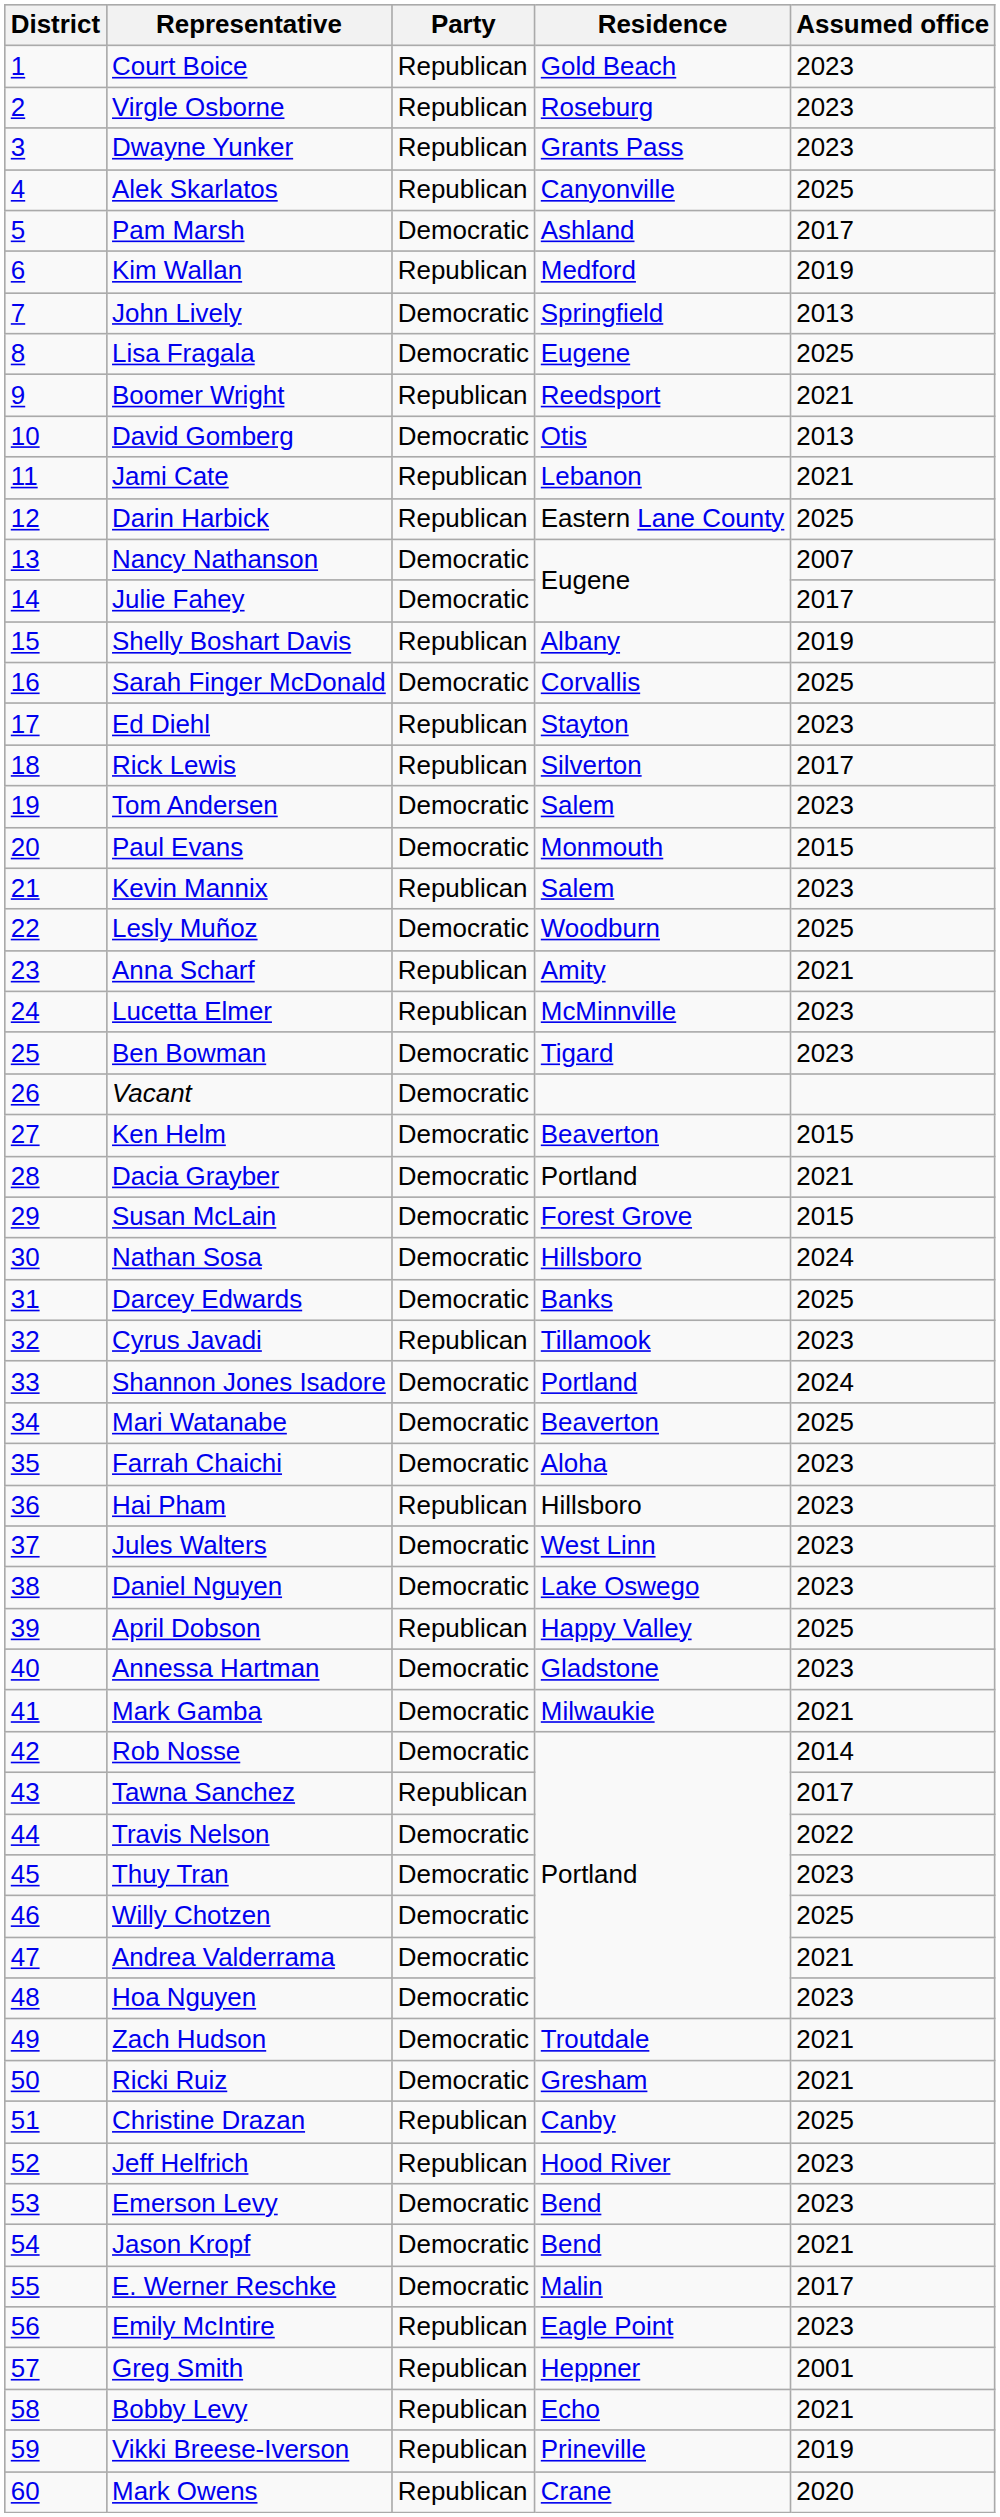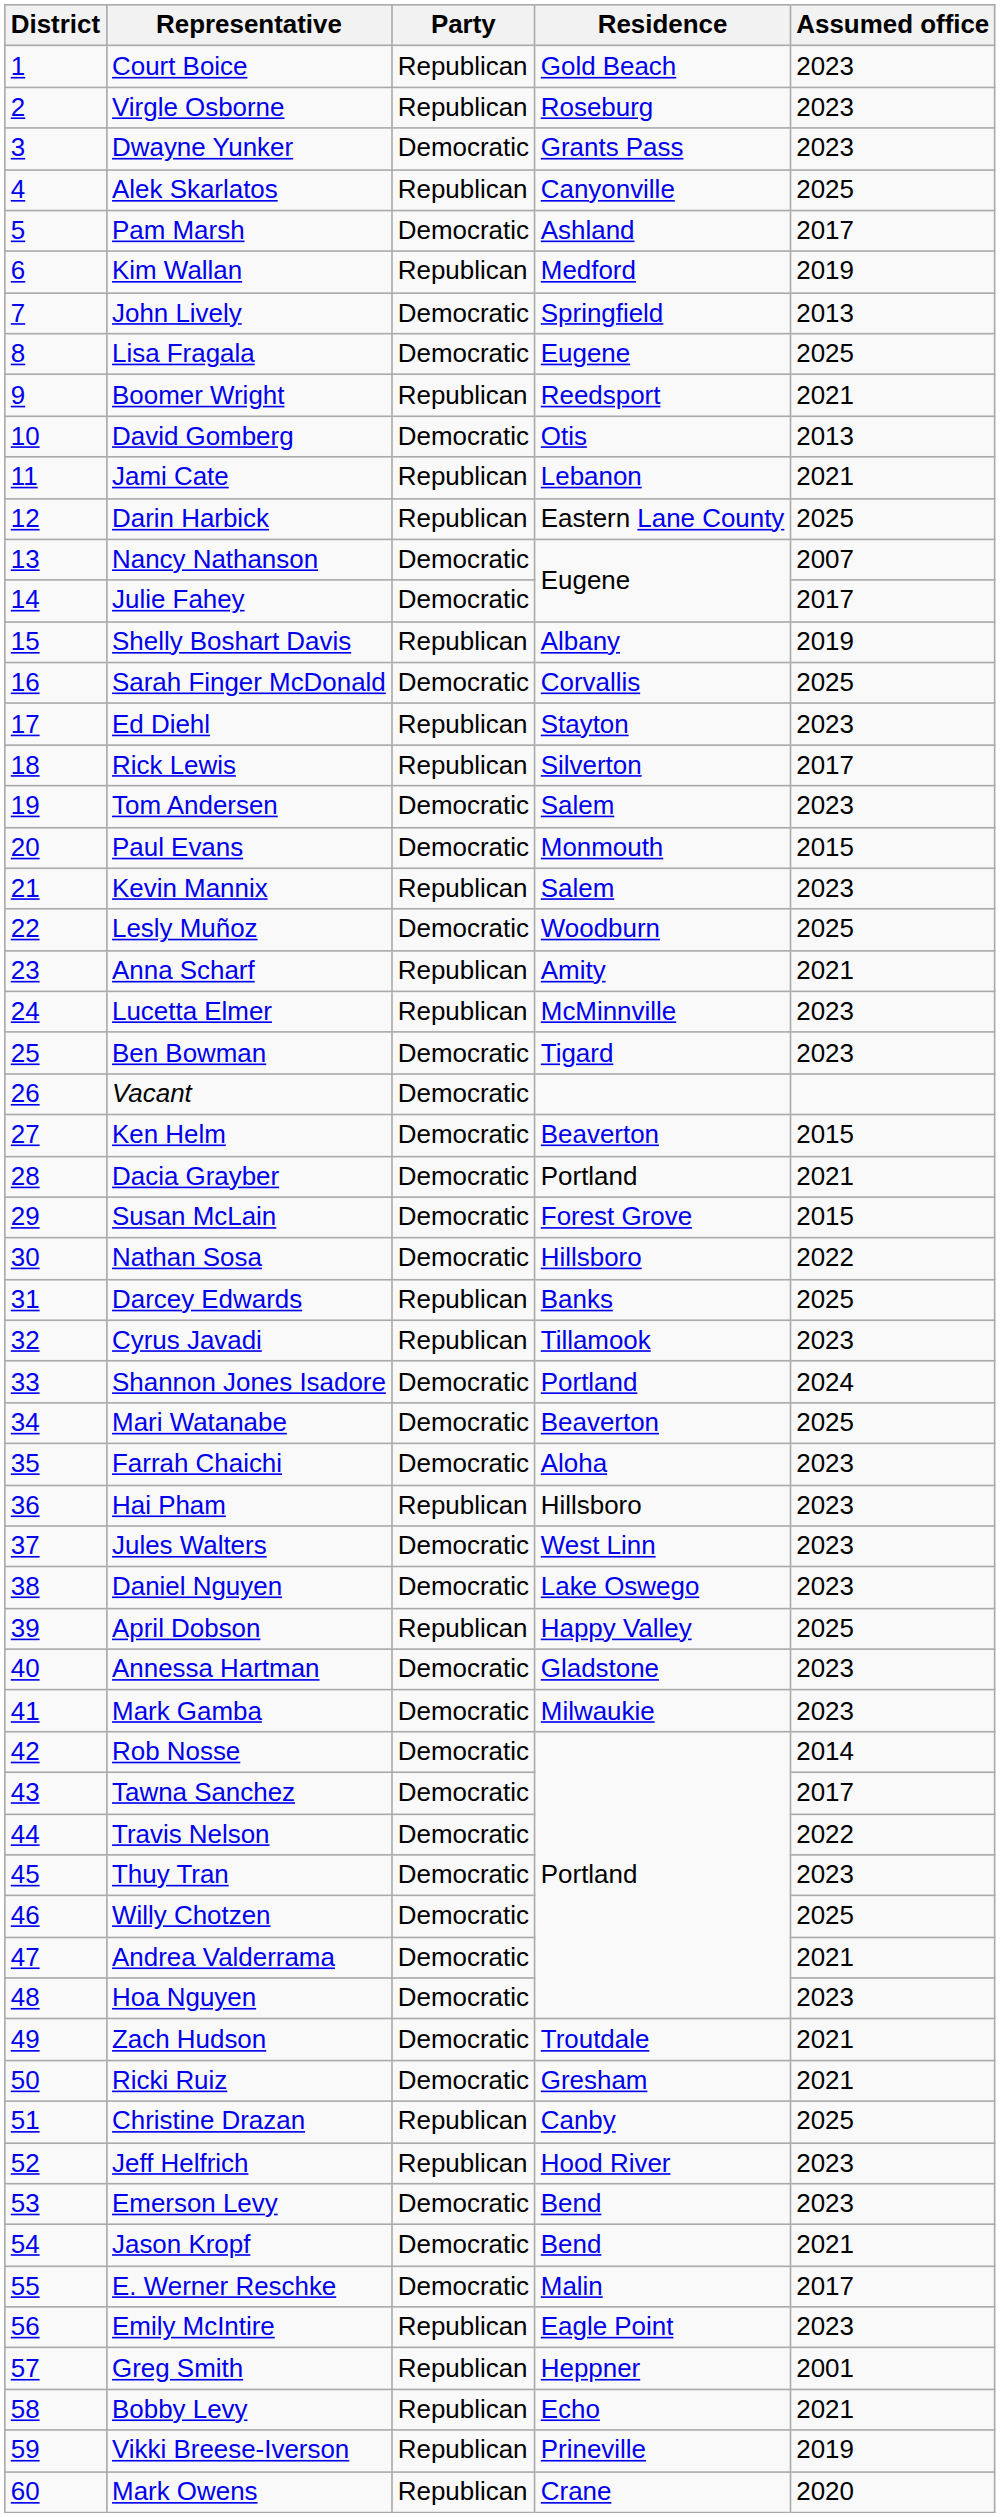(463, 148) Republican -> (463, 148) Democratic
(825, 1258) 2024 -> (825, 1258) 2022
(463, 1299) Democratic -> (463, 1299) Republican
(825, 1710) 2021 -> (825, 1710) 2023
(463, 1792) Republican -> (463, 1792) Democratic
